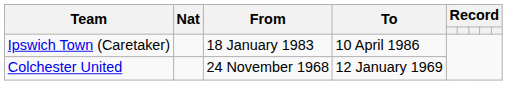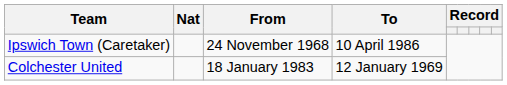(260, 45) 18 January 1983 -> (268, 45) 24 November 1968
(268, 68) 24 November 1968 -> (260, 68) 18 January 1983
